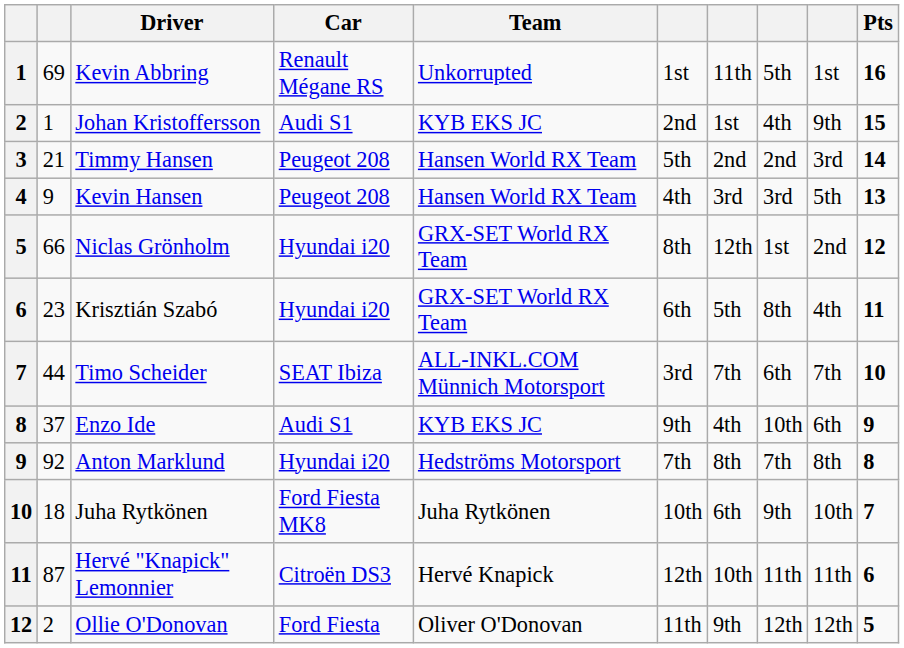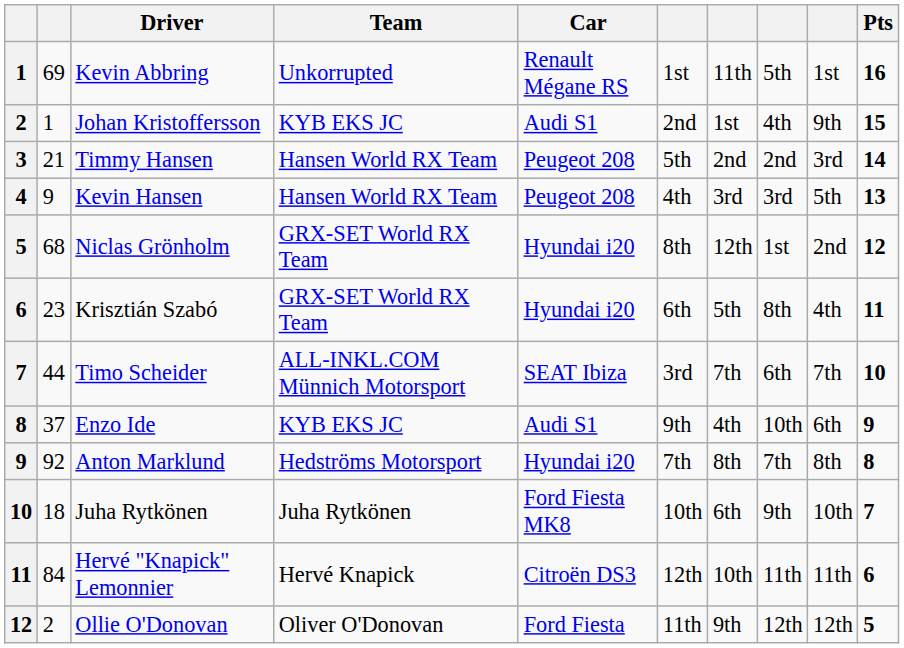columns swapped: (535, 23) <-> (343, 23)
(54, 247) 66 -> (54, 247) 68
(54, 573) 87 -> (54, 573) 84
